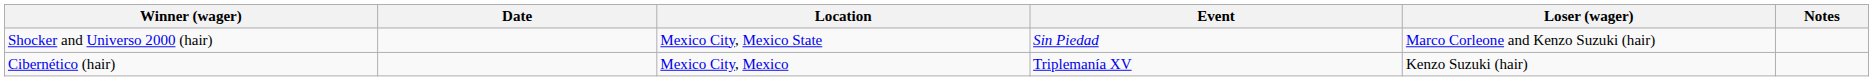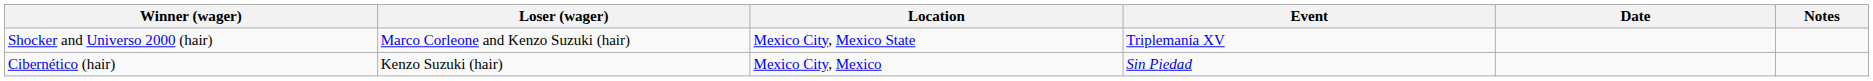columns swapped: (1589, 16) <-> (517, 16)
(1066, 40) Sin Piedad -> (1176, 40) Triplemanía XV
(1082, 64) Triplemanía XV -> (1159, 64) Sin Piedad
